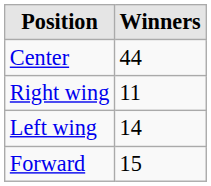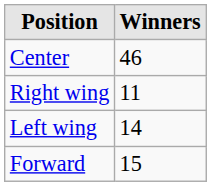(131, 57) 44 -> (131, 57) 46
